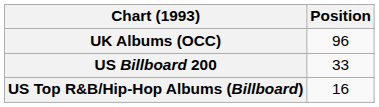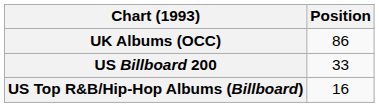(341, 41) 96 -> (341, 41) 86
